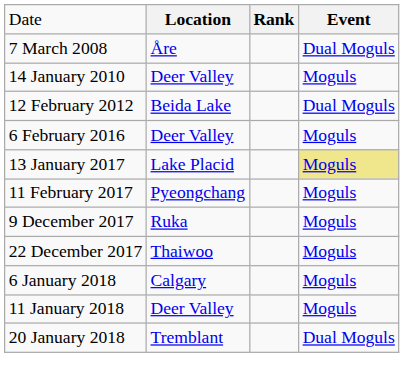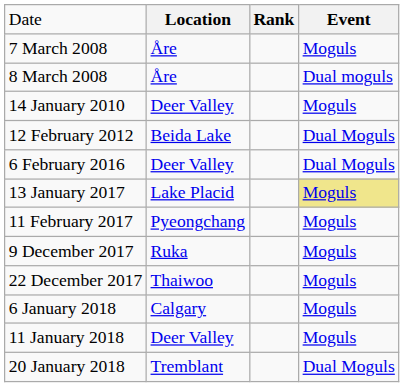(349, 48) Dual Moguls -> (329, 48) Moguls
+ row: (58, 77)
(329, 135) Moguls -> (349, 164) Dual Moguls
